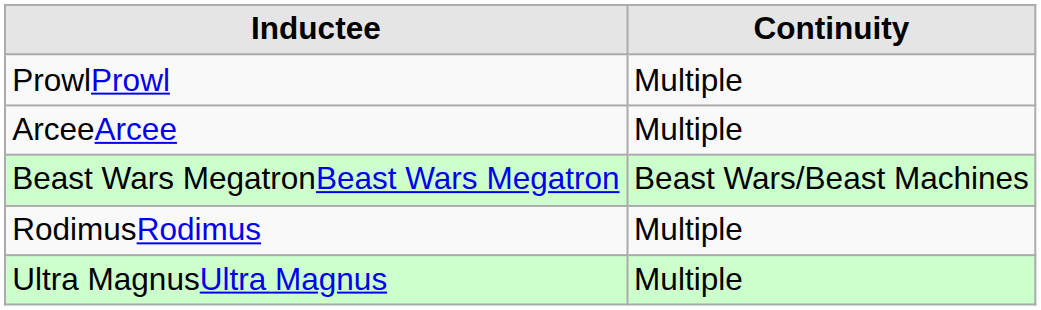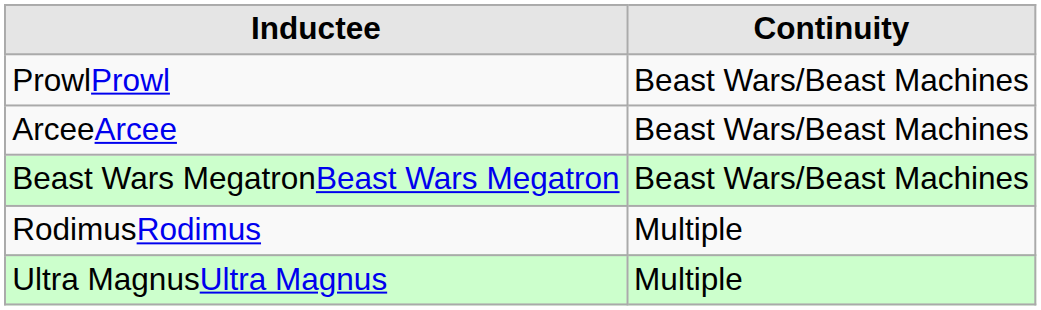(688, 79) Multiple -> (831, 79) Beast Wars/Beast Machines
(688, 129) Multiple -> (831, 129) Beast Wars/Beast Machines
